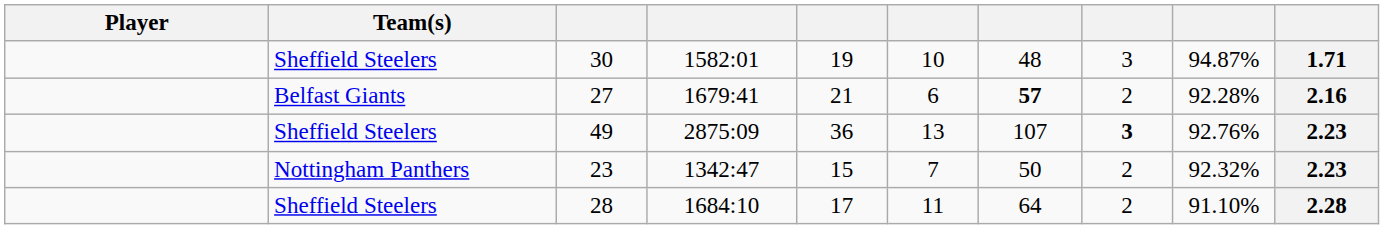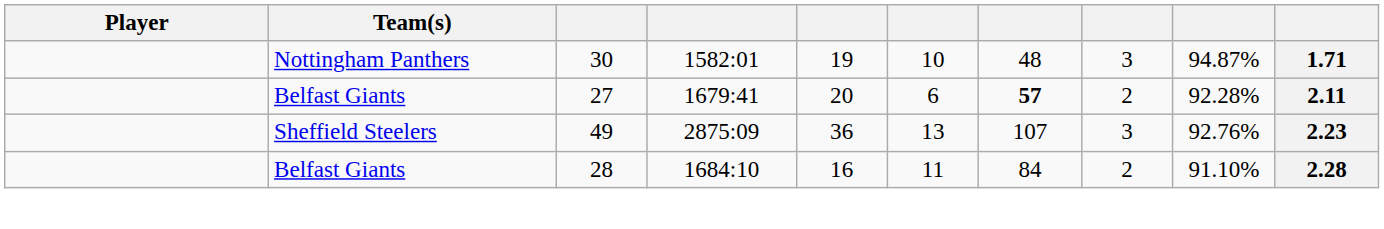(355, 59) Sheffield Steelers -> (372, 59) Nottingham Panthers
(842, 95) 21 -> (842, 95) 20
(1327, 95) 2.16 -> (1327, 95) 2.11
(1127, 132) bold -> (1127, 132) normal
- row: (602, 168)
(355, 205) Sheffield Steelers -> (340, 168) Belfast Giants
(842, 205) 17 -> (842, 168) 16
(1030, 205) 64 -> (1030, 168) 84
